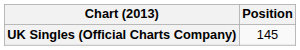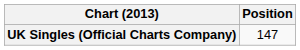(268, 34) 145 -> (268, 34) 147
